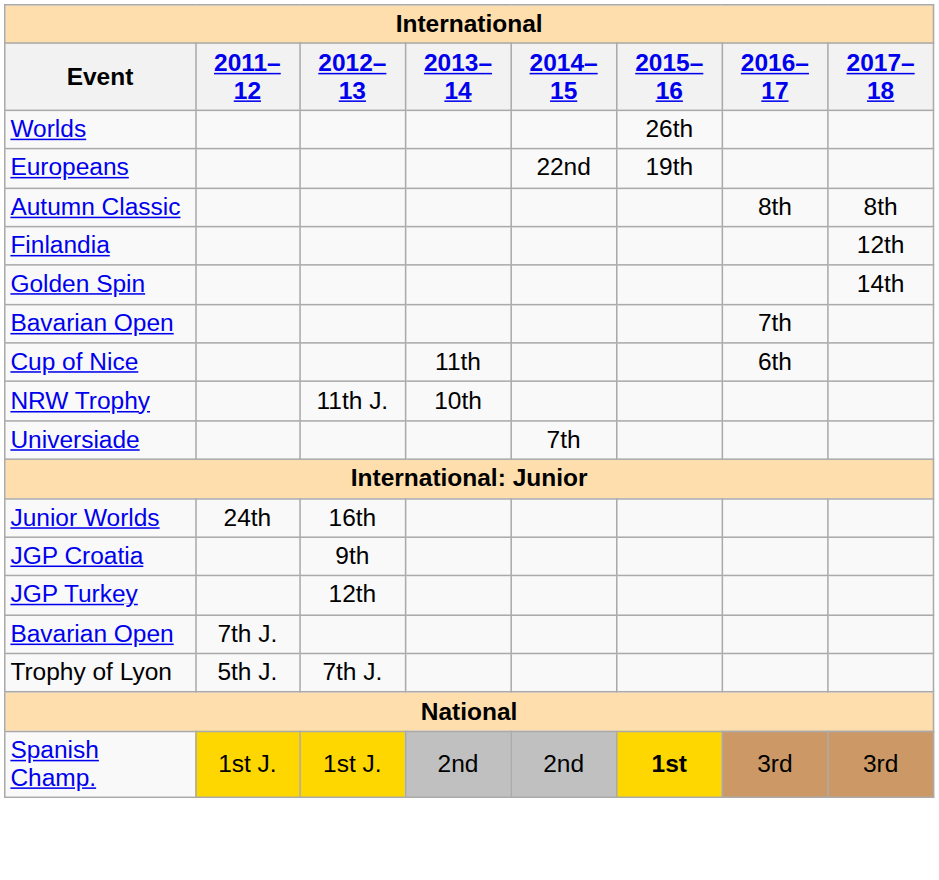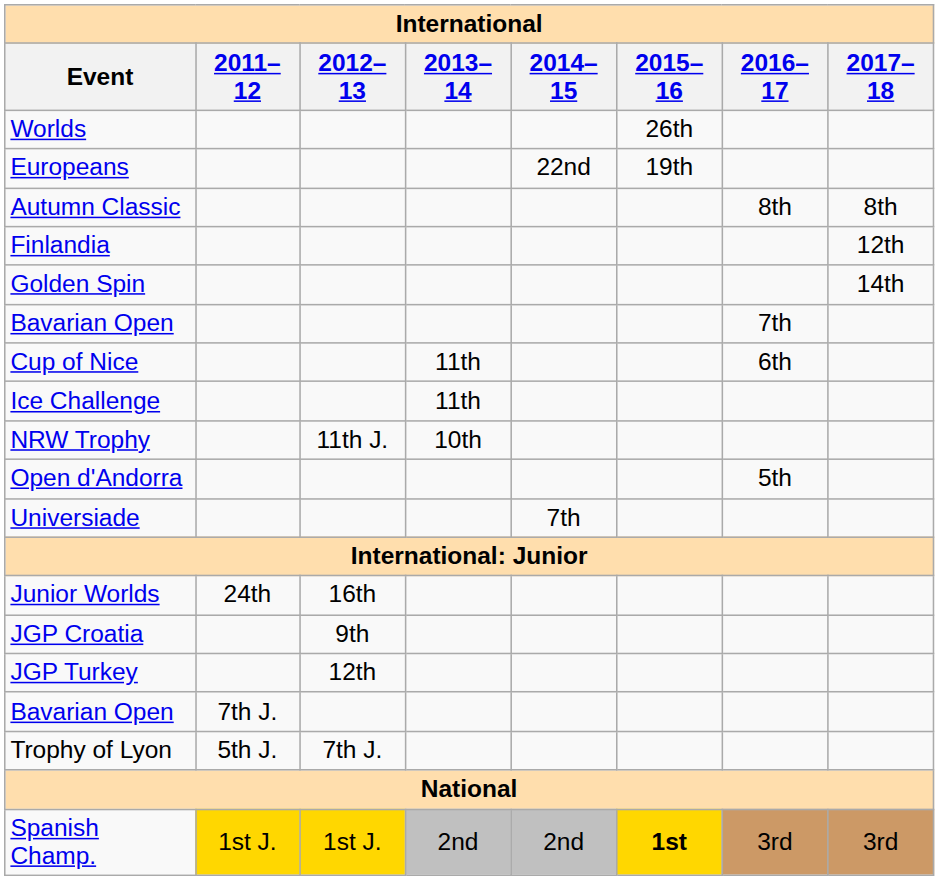+ row: (85, 400)
+ row: (96, 478)
